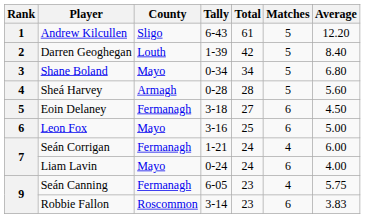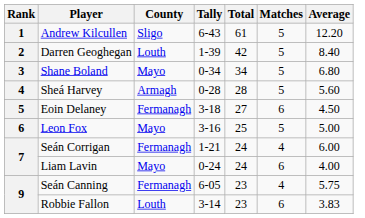(288, 128) 6 -> (281, 128) 5
(168, 204) Roscommon -> (152, 204) Louth
